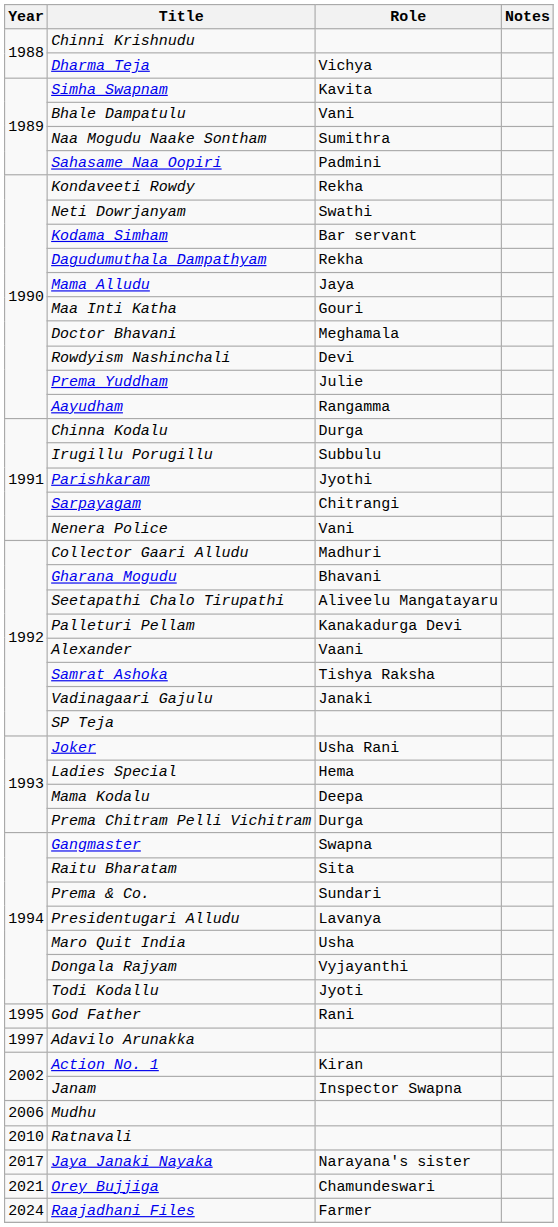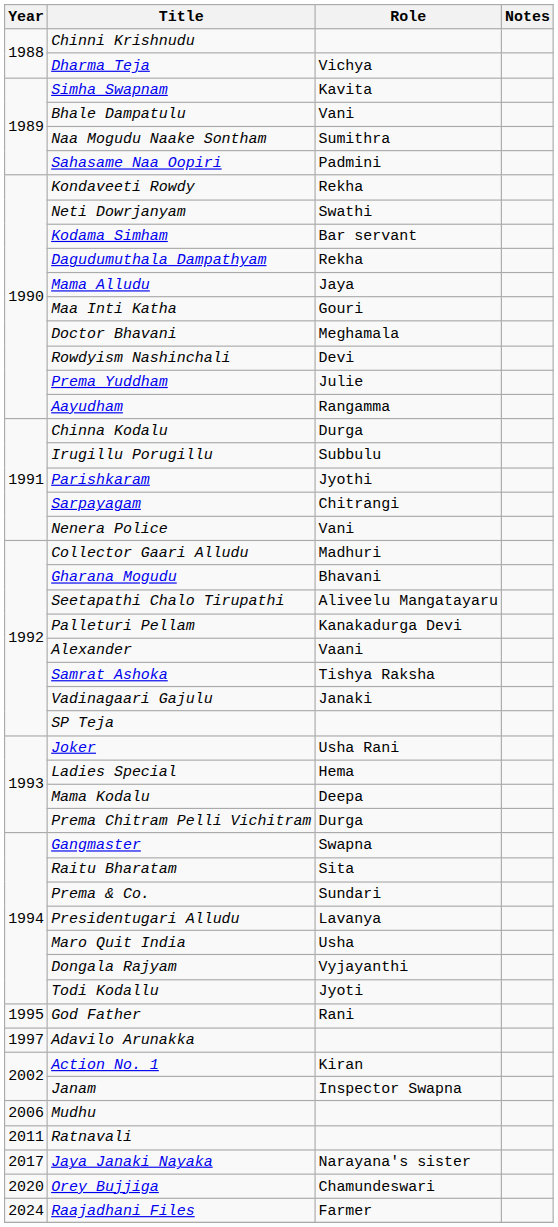(26, 1138) 2010 -> (26, 1138) 2011
(26, 1186) 2021 -> (26, 1186) 2020
